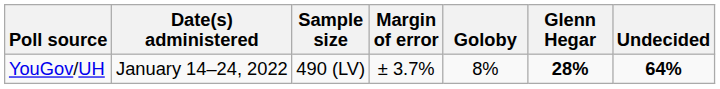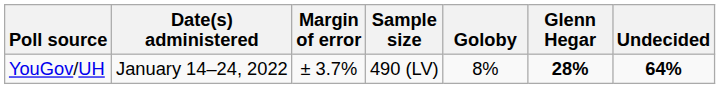columns swapped: (331, 30) <-> (406, 30)
